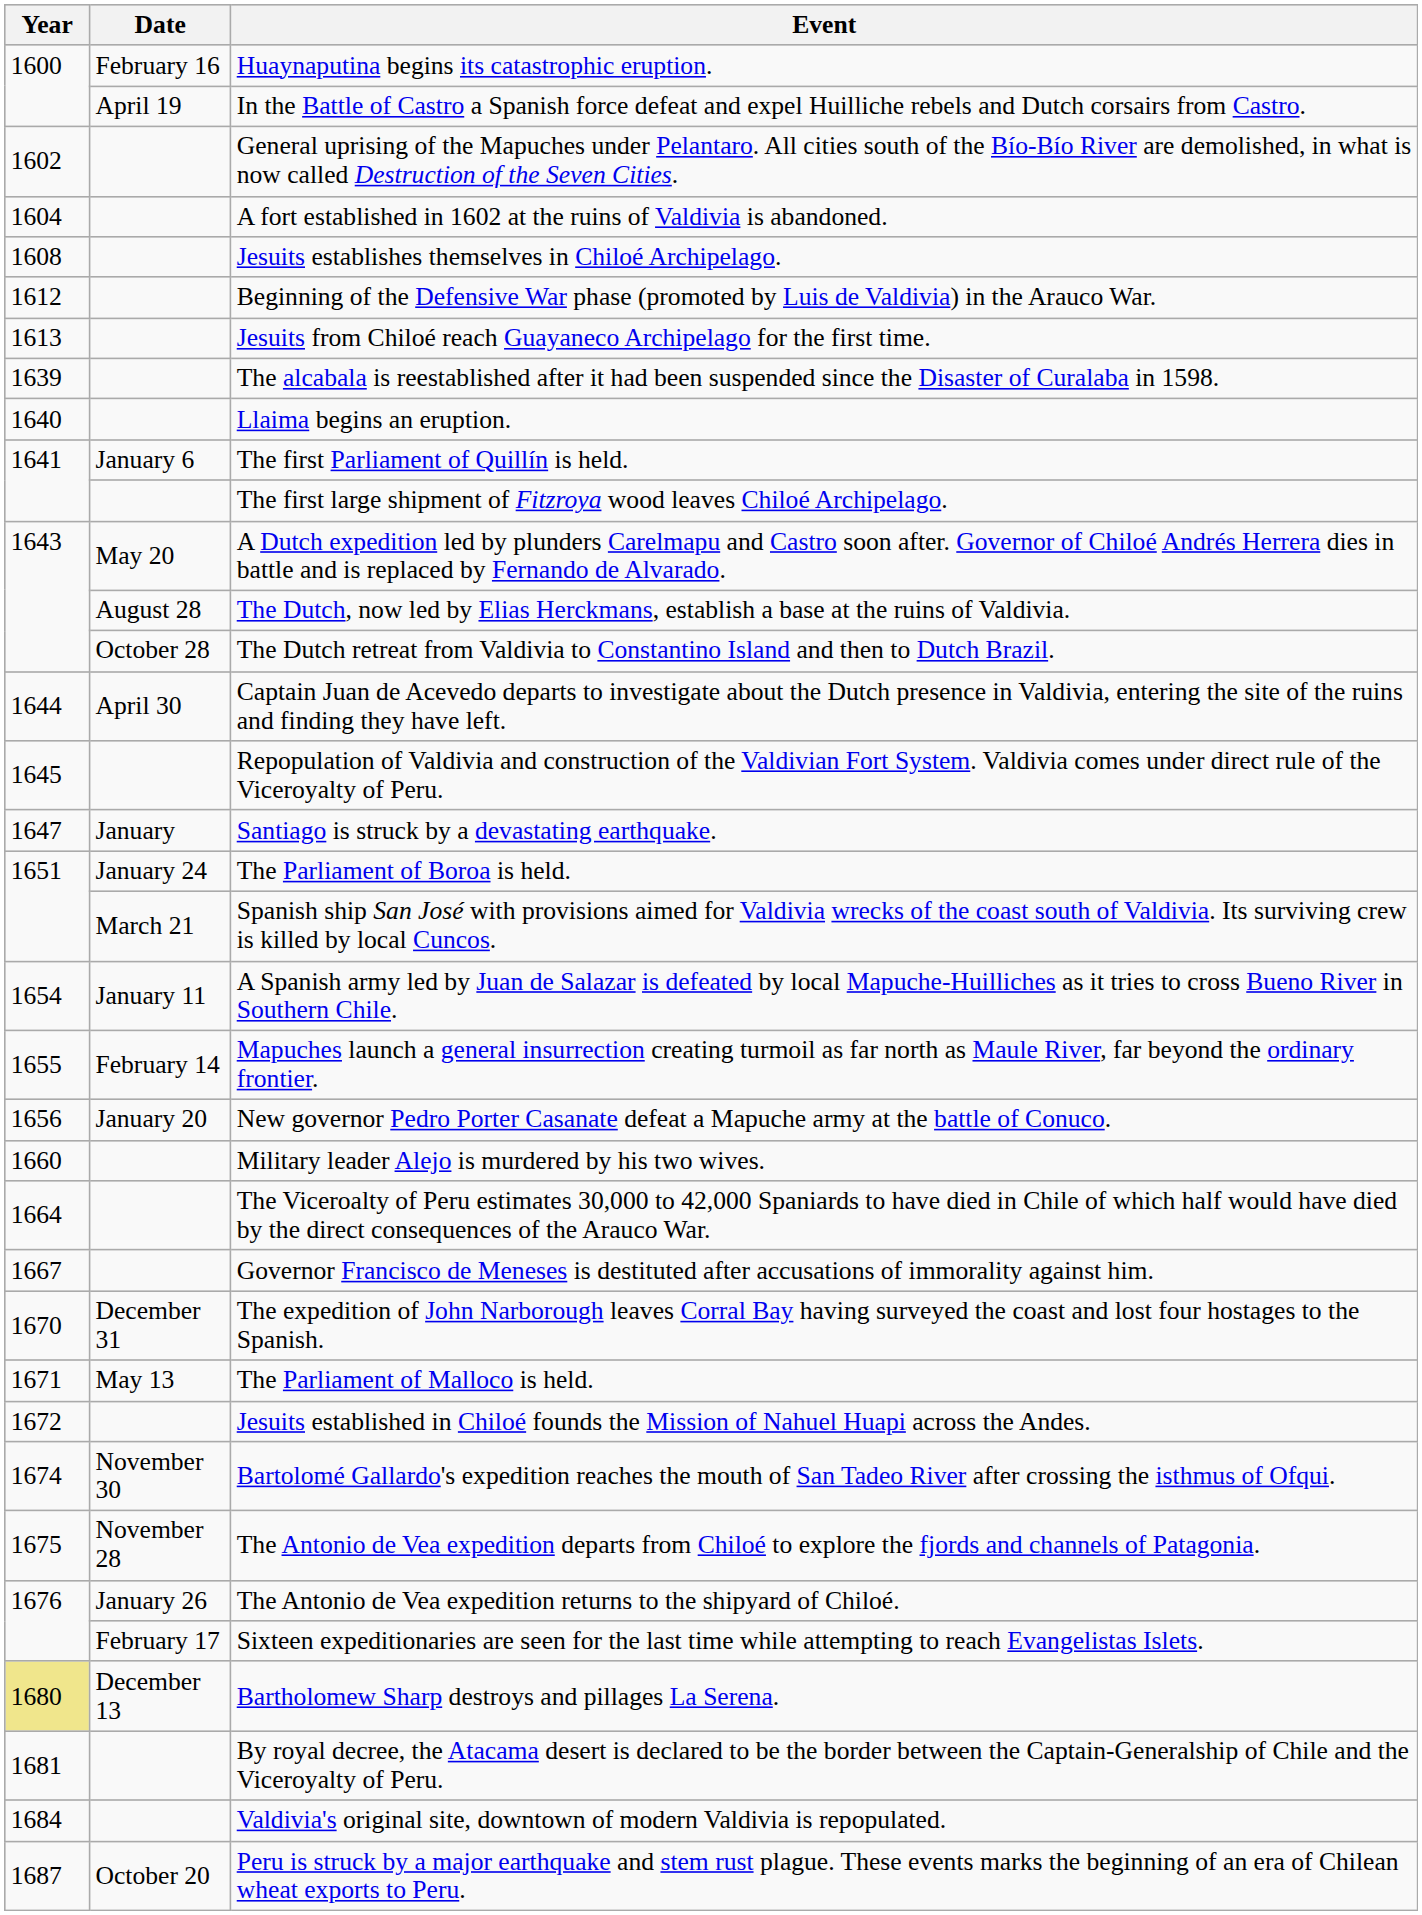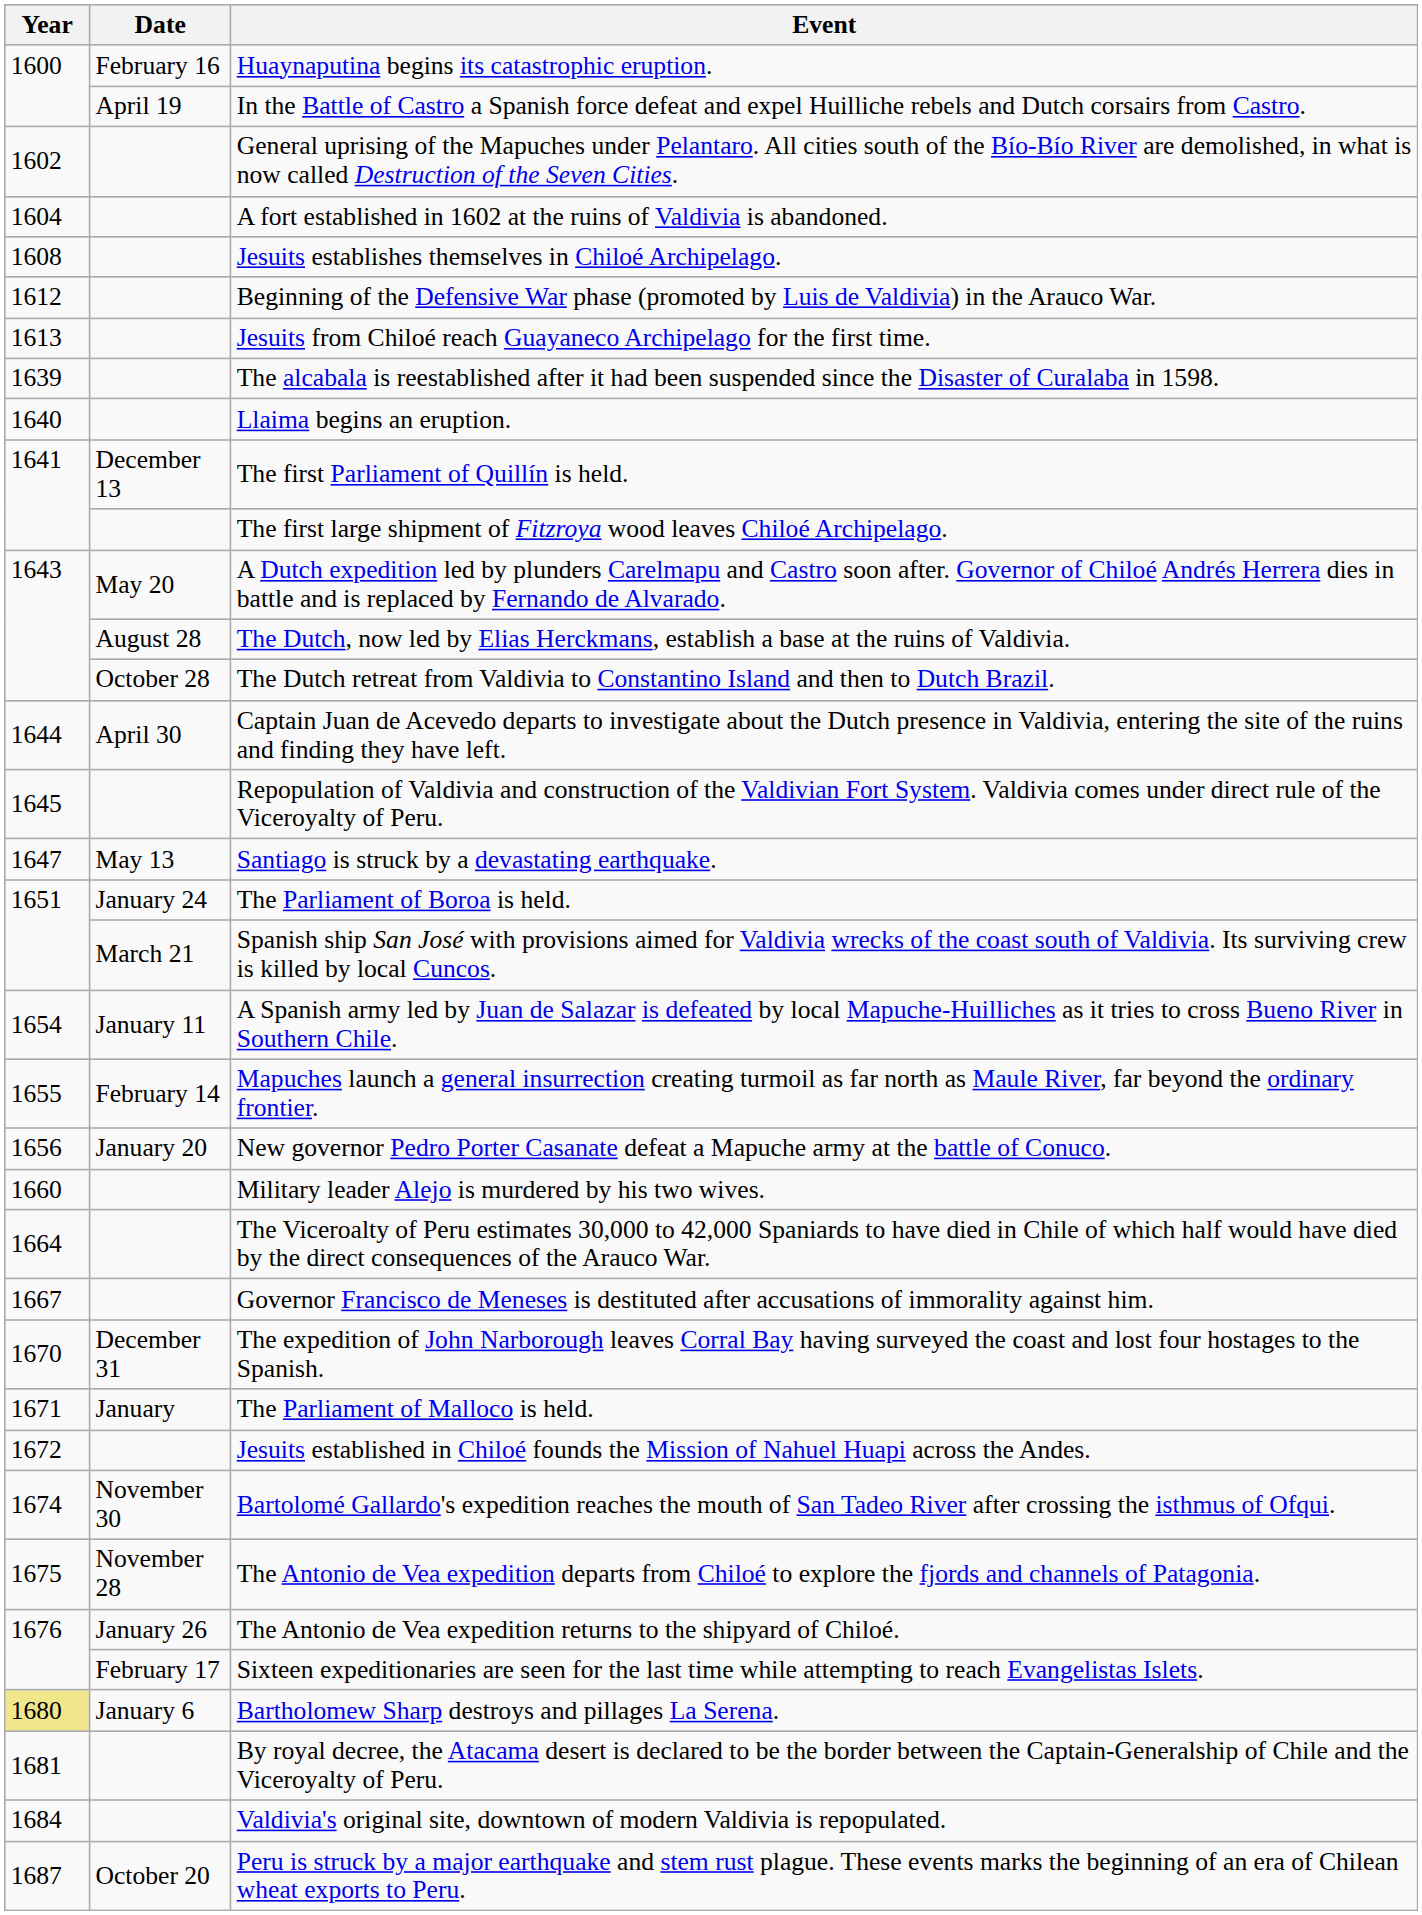(145, 459) January 6 -> (148, 474) December 13
(135, 830) January -> (135, 859) May 13
(135, 1380) May 13 -> (135, 1408) January
(148, 1695) December 13 -> (145, 1710) January 6
